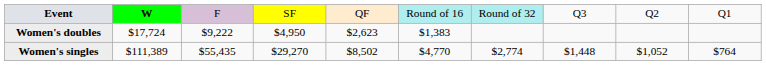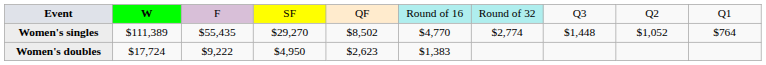rows swapped: (58, 51) <-> (58, 33)
